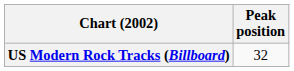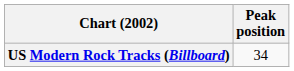(261, 54) 32 -> (261, 54) 34
